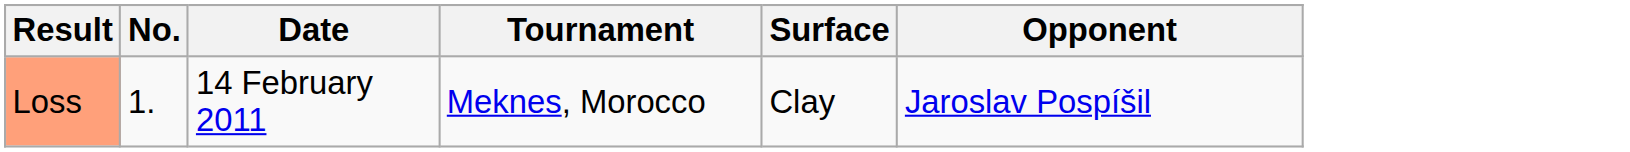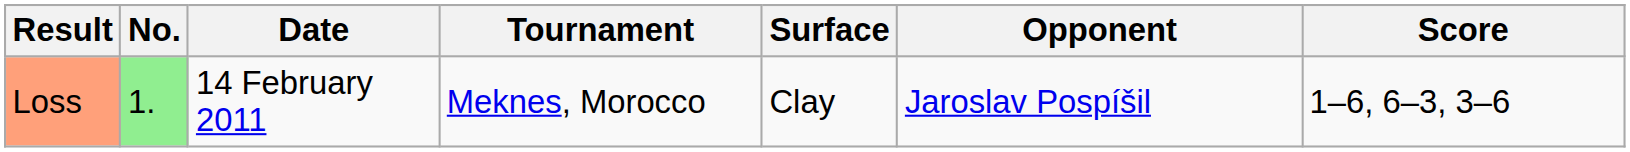+ column: (1463, 30)
(142, 100) no background -> (142, 100) lightgreen background
